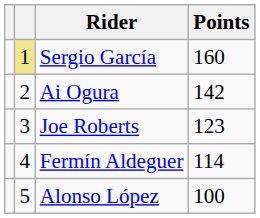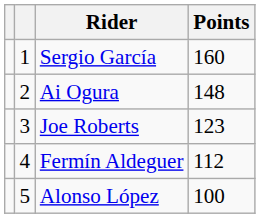(25, 56) khaki background -> (25, 56) no background
(209, 91) 142 -> (209, 91) 148
(209, 161) 114 -> (209, 161) 112
